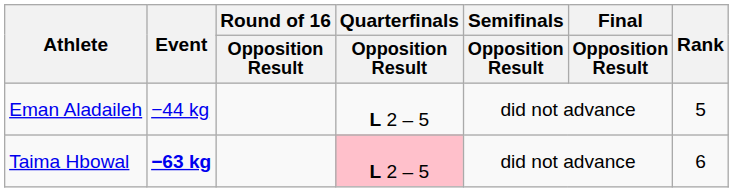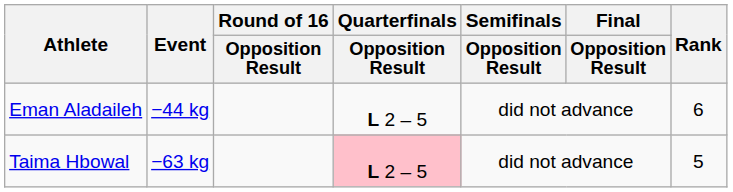(700, 110) 5 -> (698, 110) 6
(181, 161) bold -> (180, 161) normal
(700, 161) 6 -> (698, 161) 5
